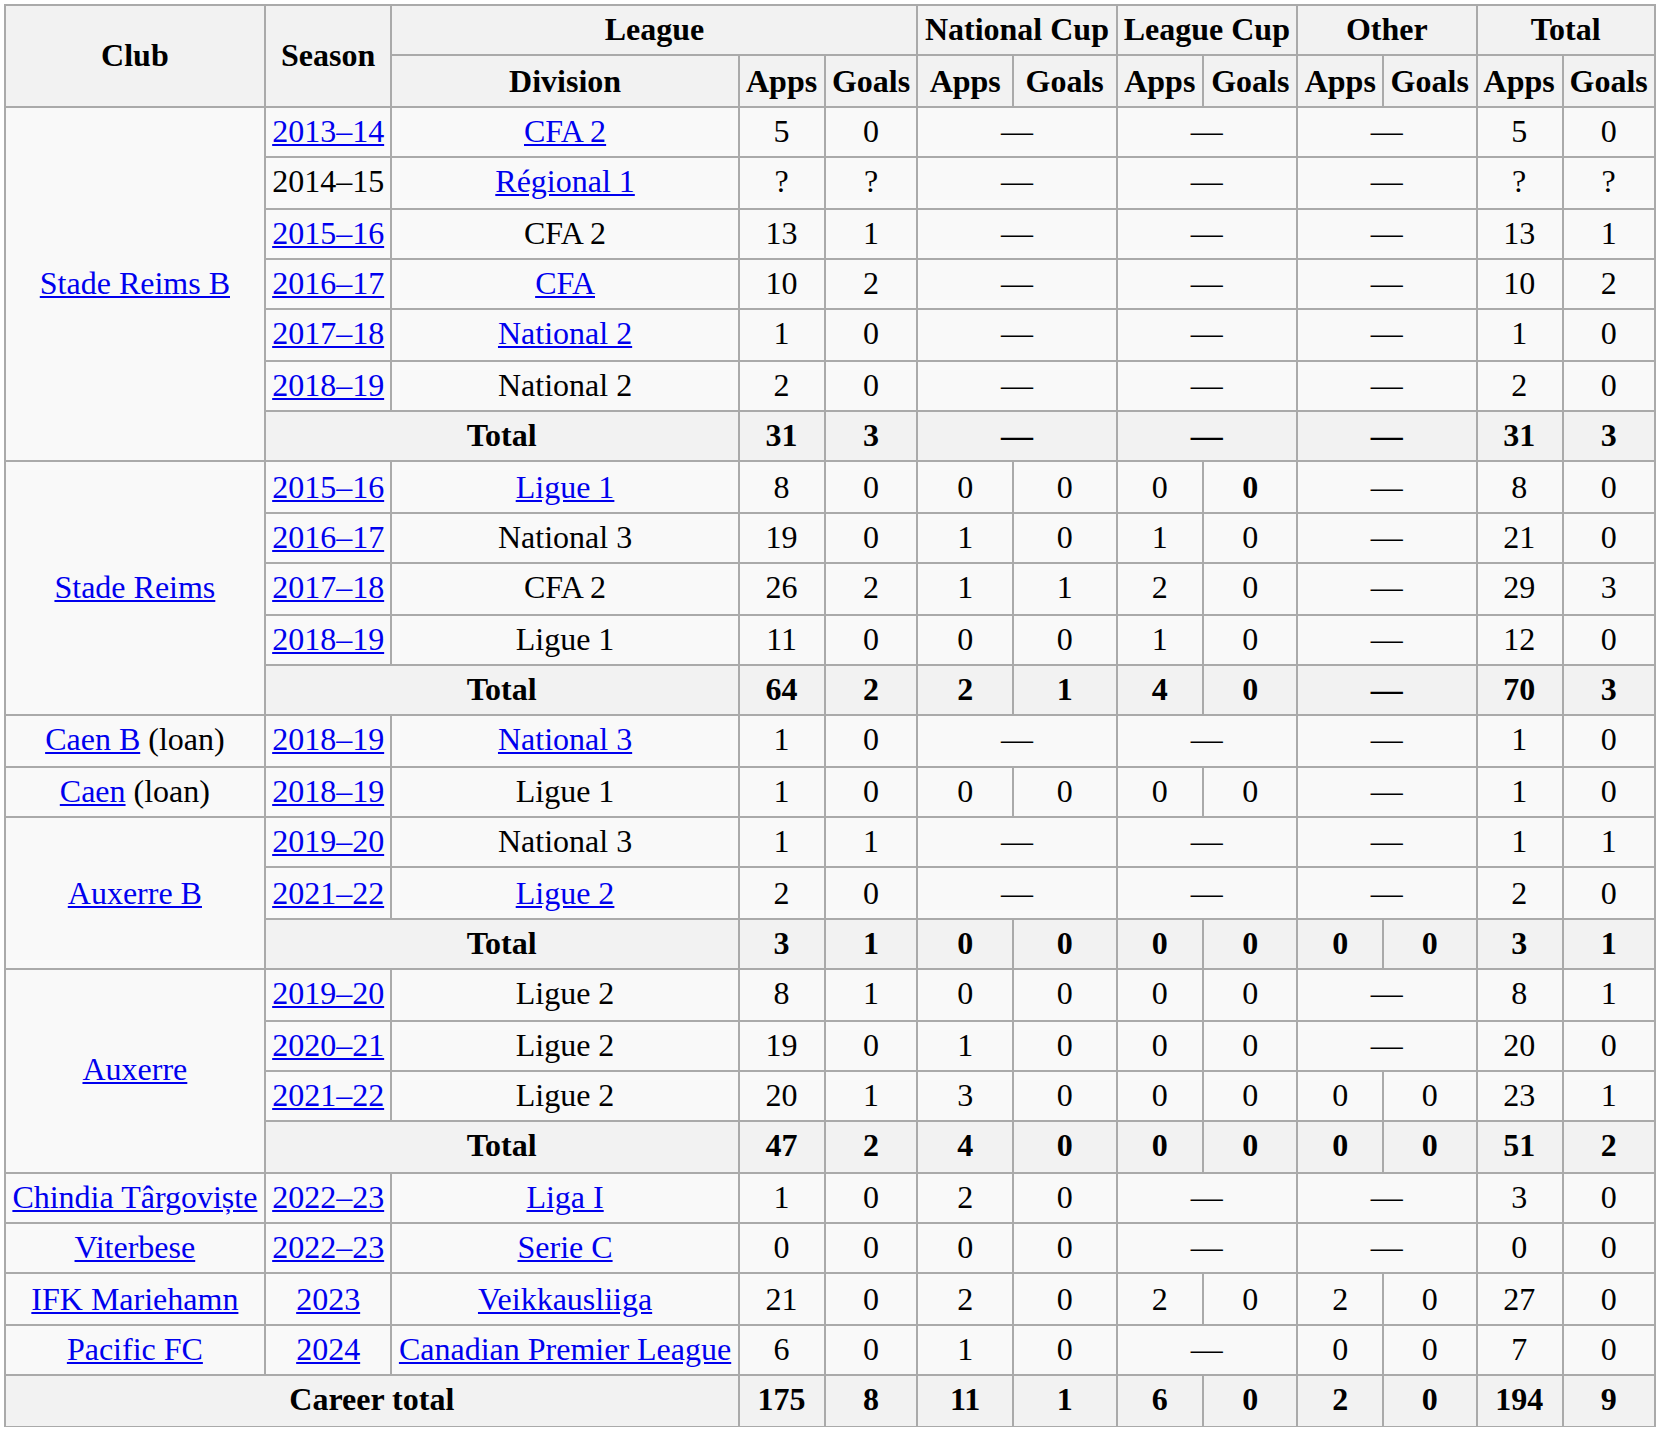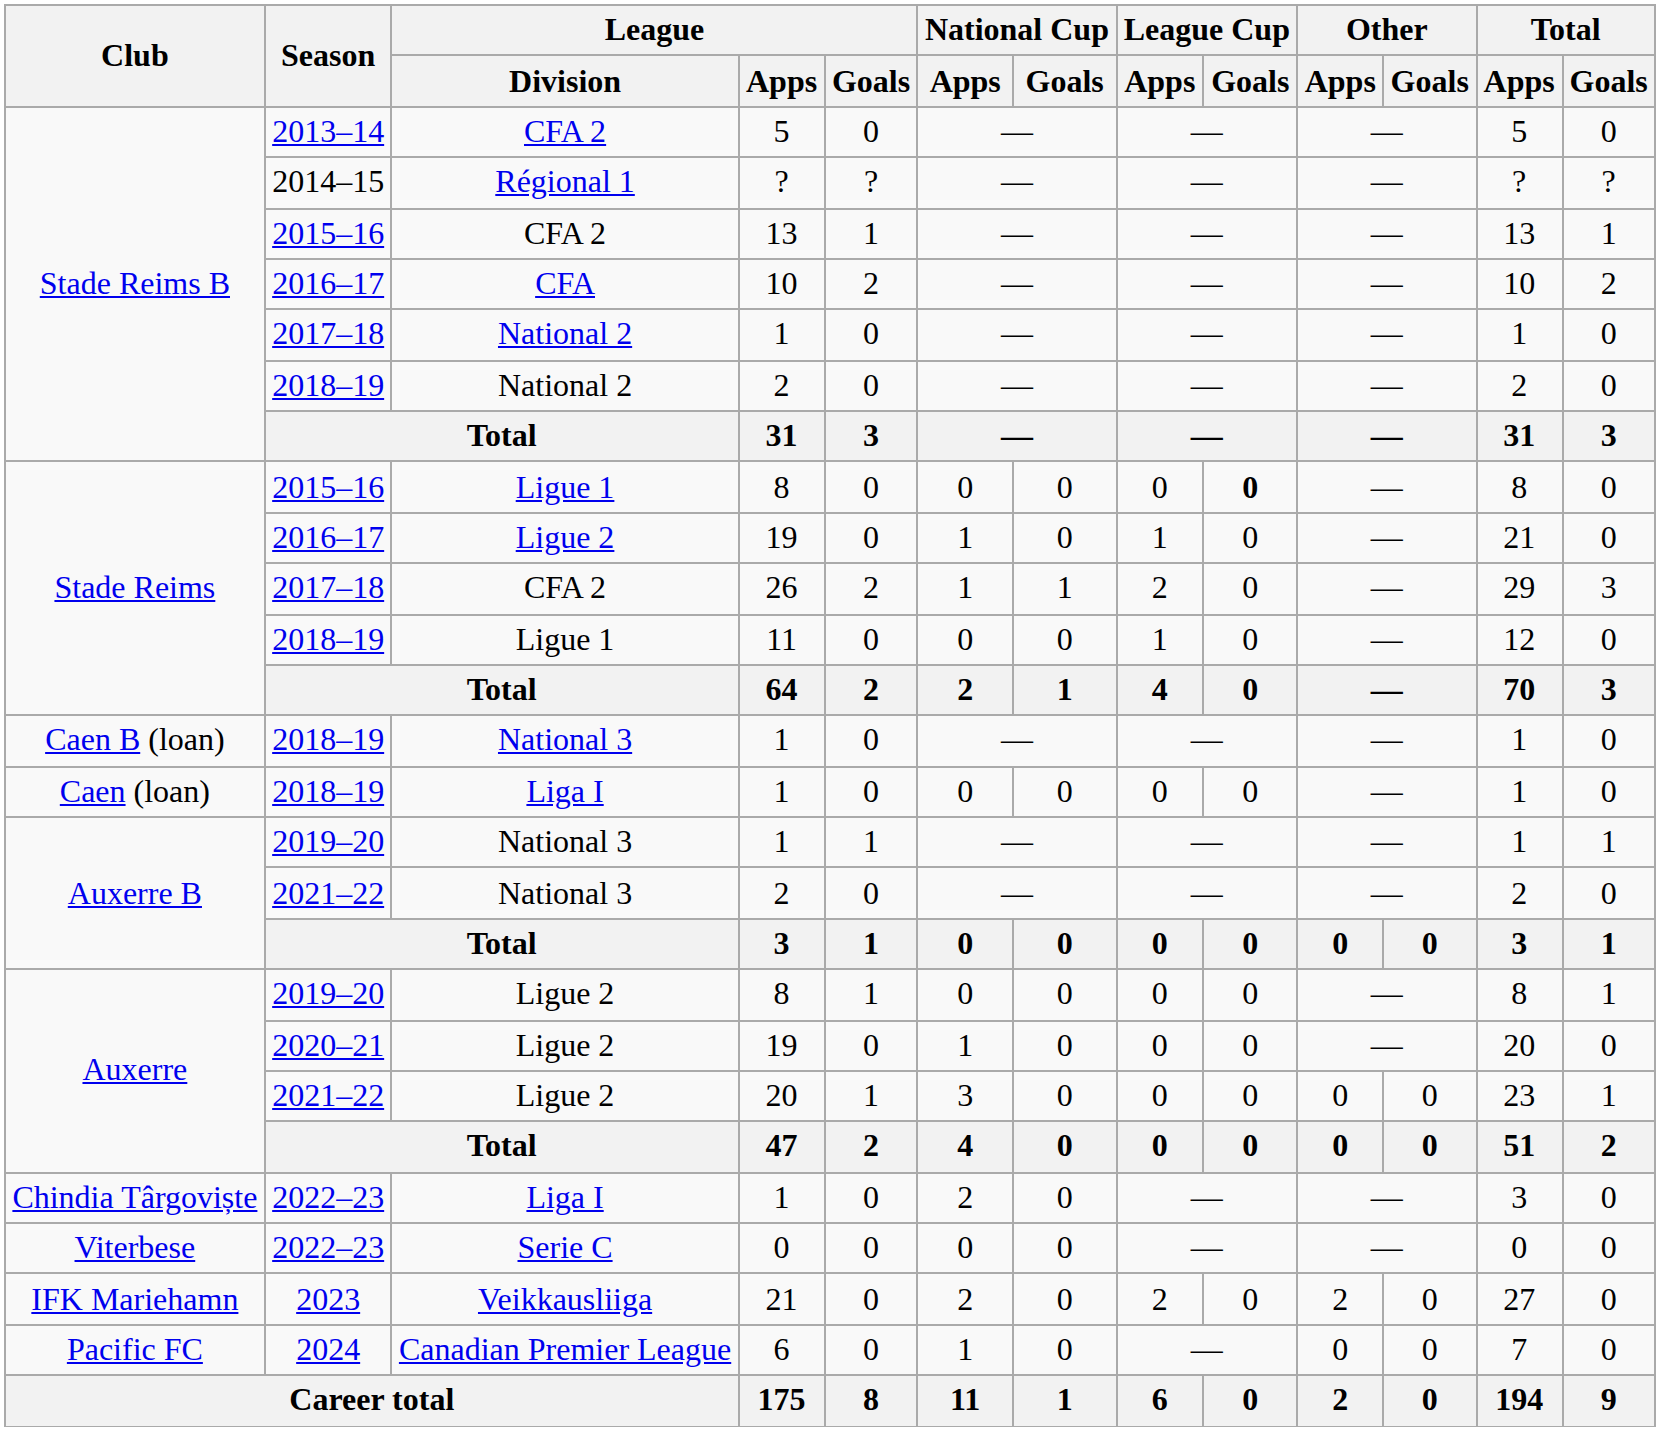(565, 537) National 3 -> (565, 537) Ligue 2
(565, 791) Ligue 1 -> (565, 791) Liga I
(565, 892) Ligue 2 -> (565, 892) National 3
